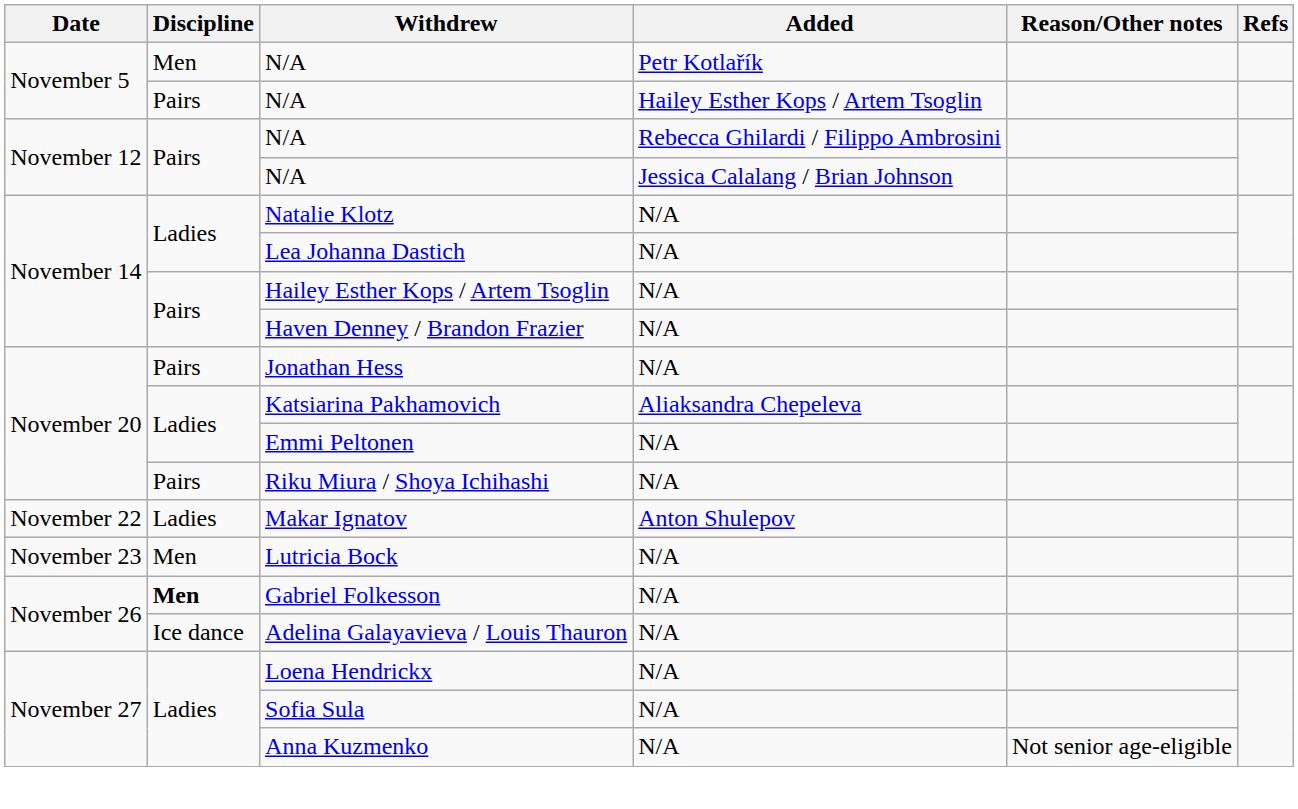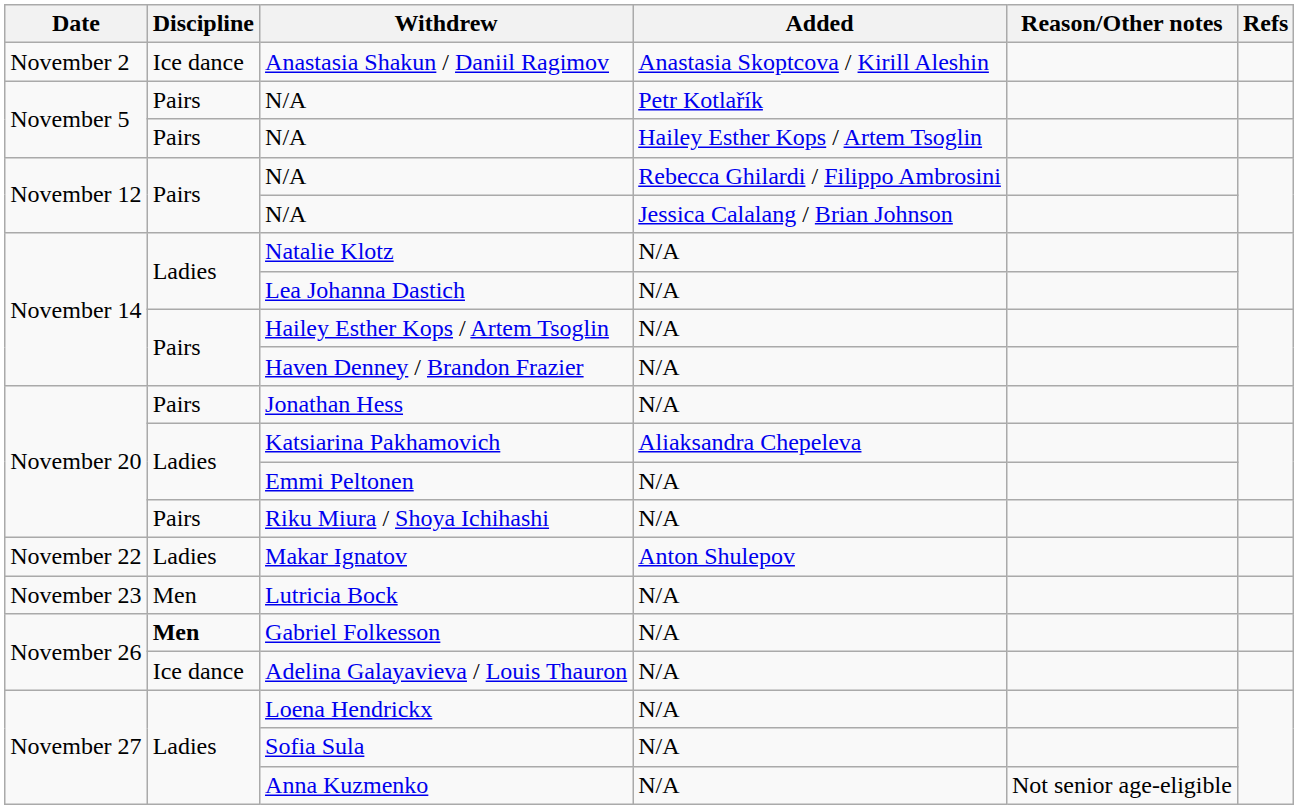+ row: (437, 61)
(175, 61) Men -> (177, 99) Pairs
